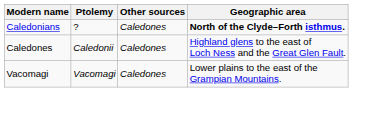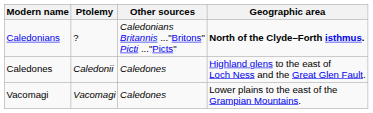(143, 27) Caledones -> (162, 38) Caledonians Britannis ..."Britons" Picti ..."Picts"
